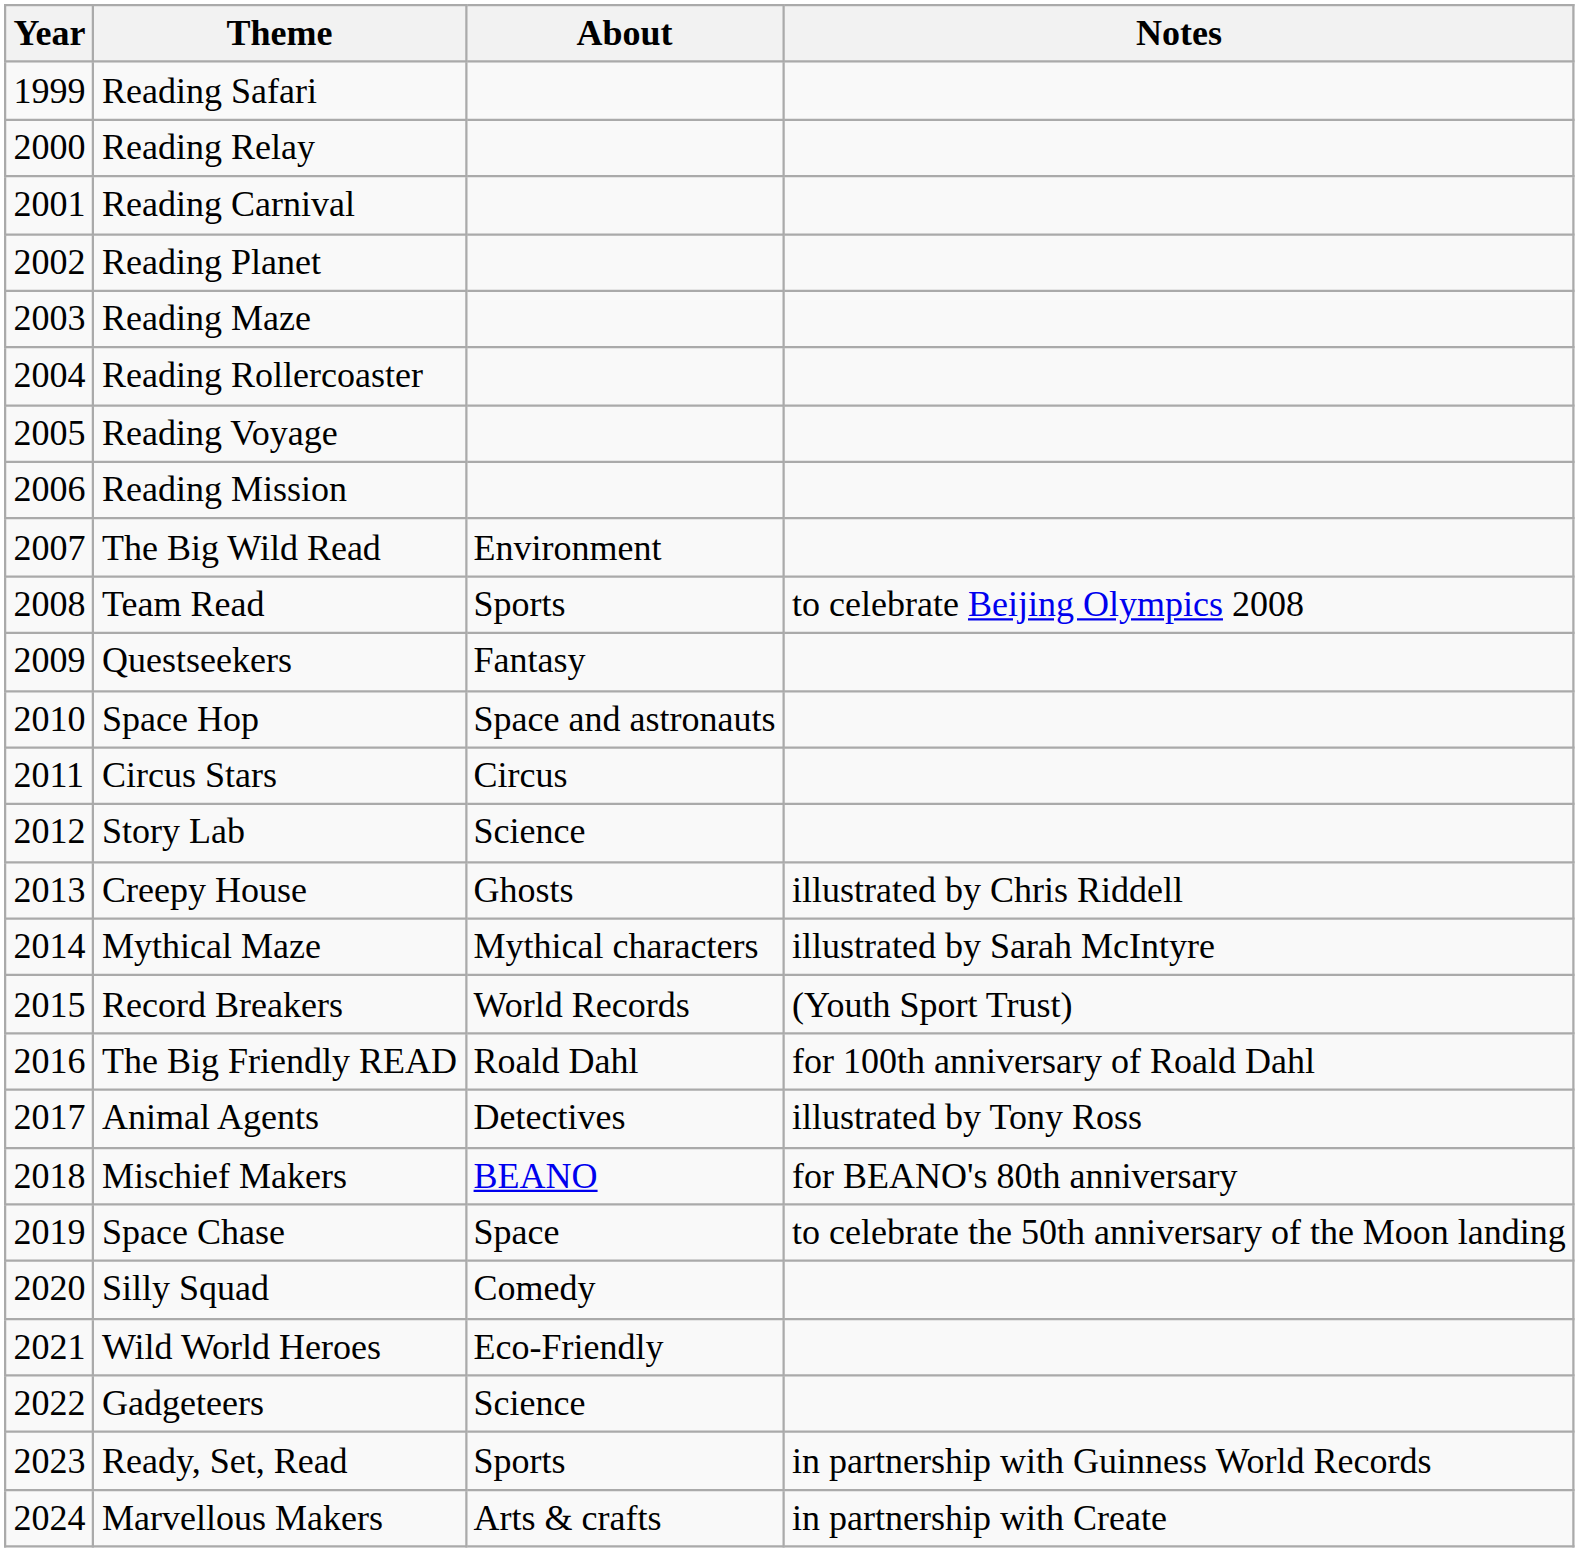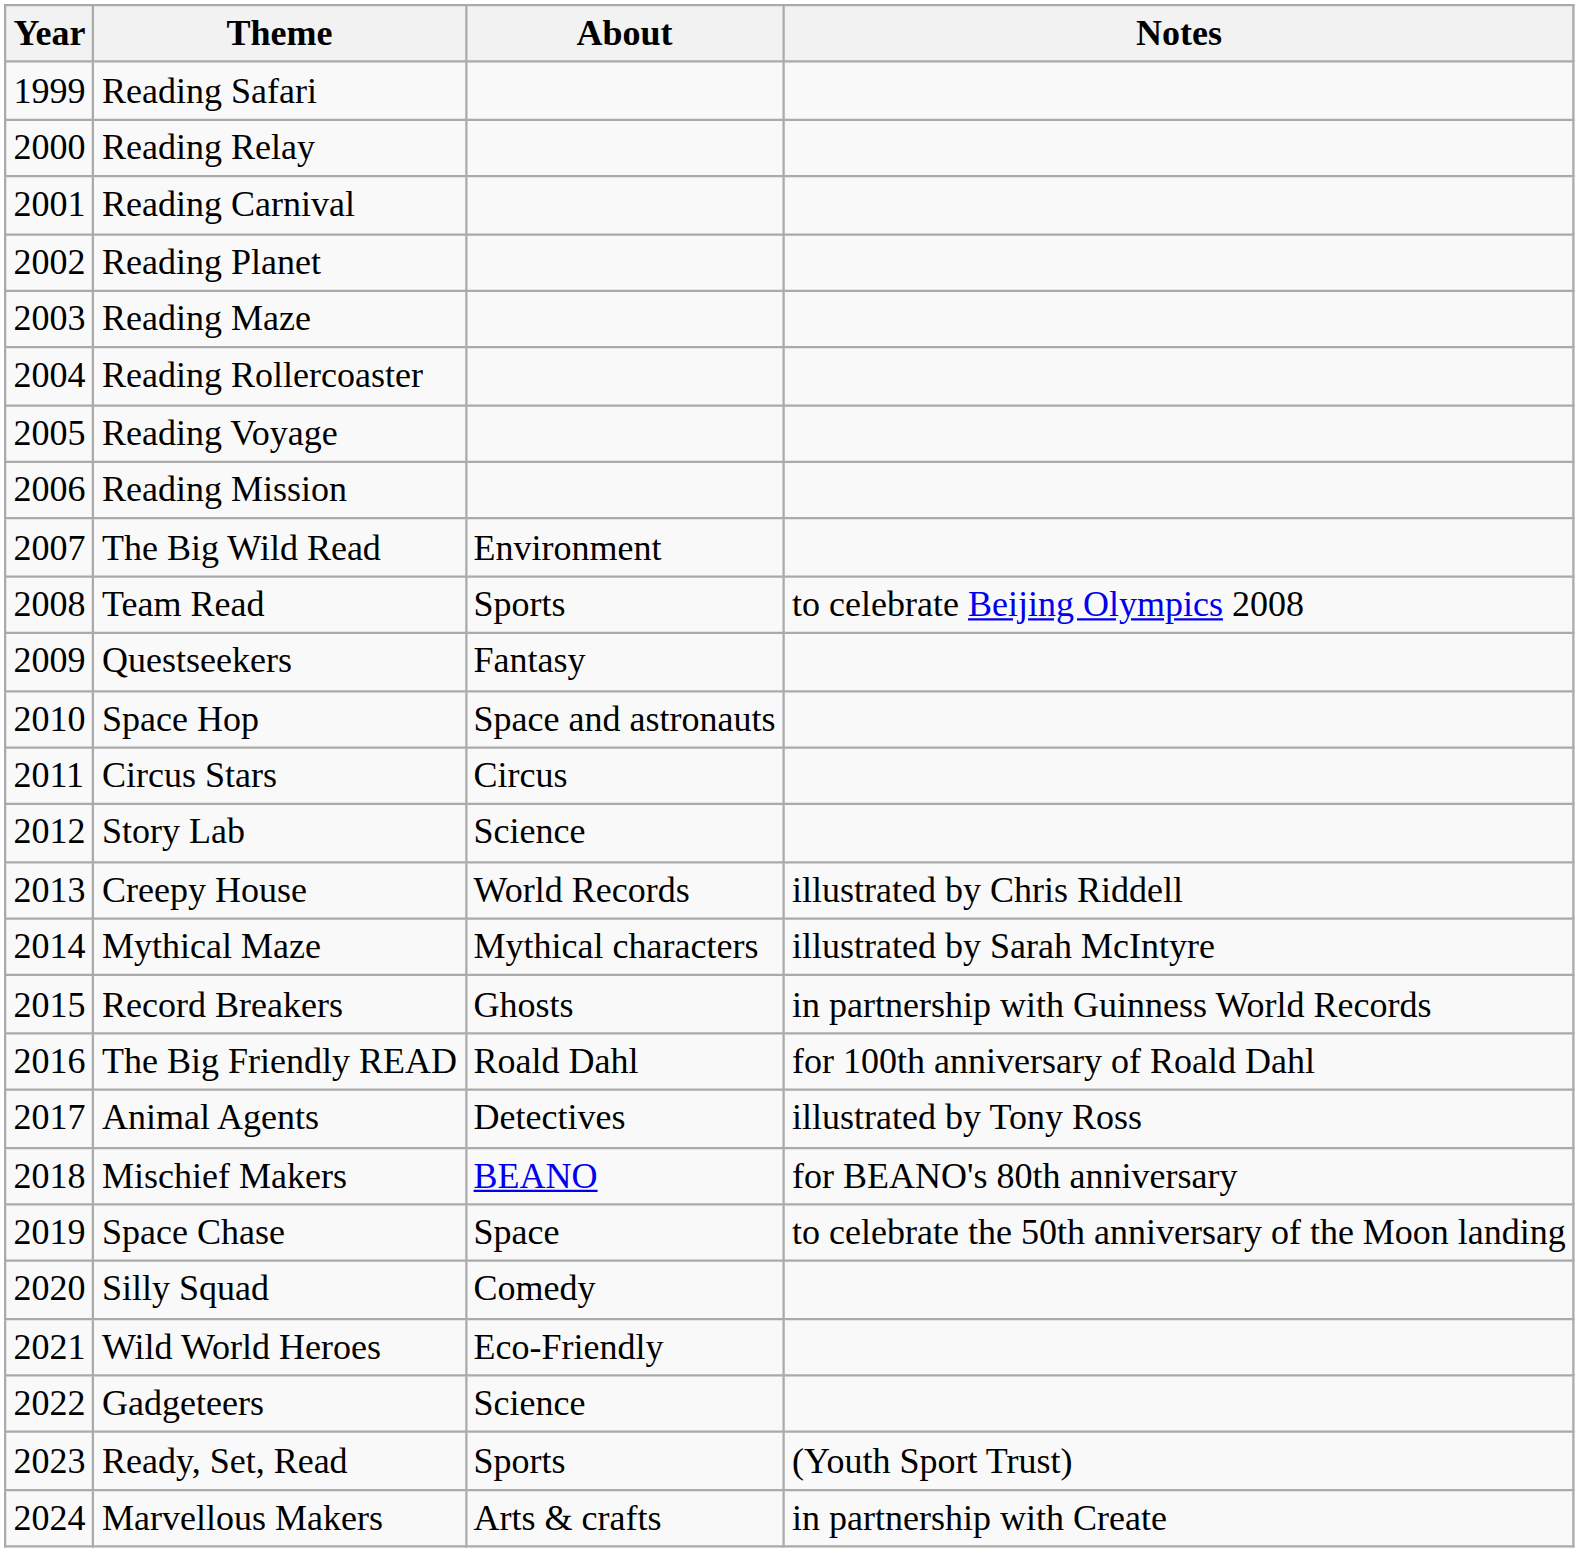(524, 889) Ghosts -> (582, 889) World Records
(582, 1003) World Records -> (524, 1003) Ghosts
(932, 1003) (Youth Sport Trust) -> (1112, 1003) in partnership with Guinness World Records
(1112, 1460) in partnership with Guinness World Records -> (932, 1460) (Youth Sport Trust)
